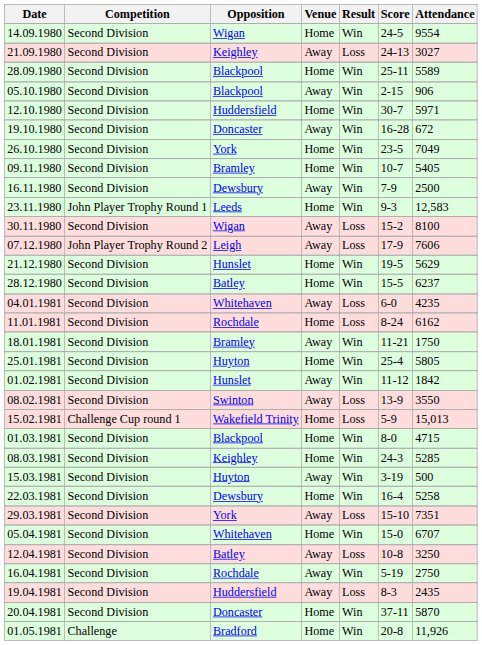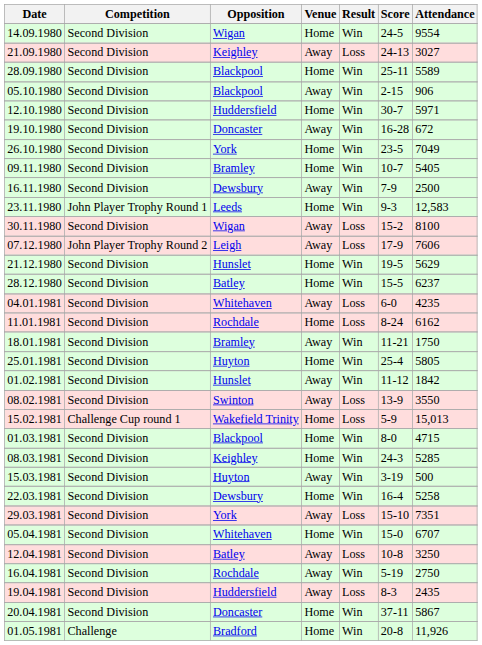(427, 611) 5870 -> (427, 611) 5867
